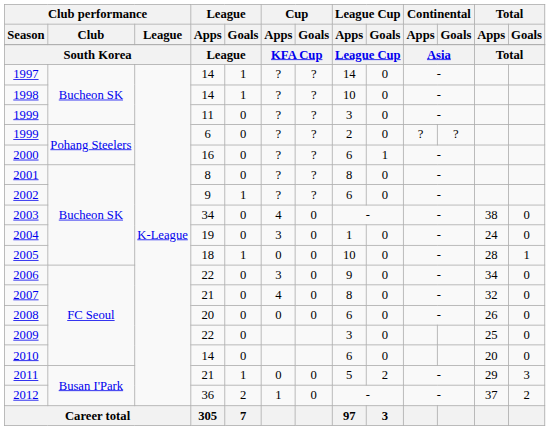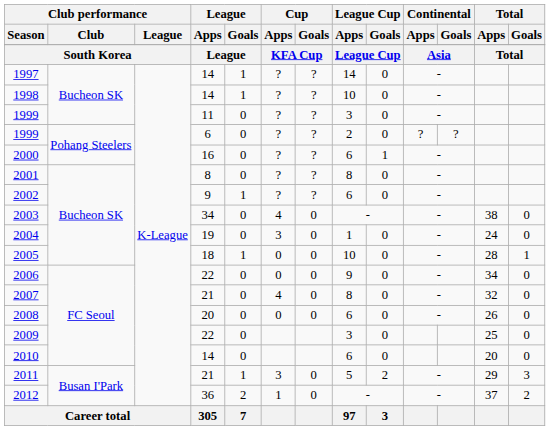(278, 275) 3 -> (278, 275) 0
(278, 375) 0 -> (278, 375) 3
